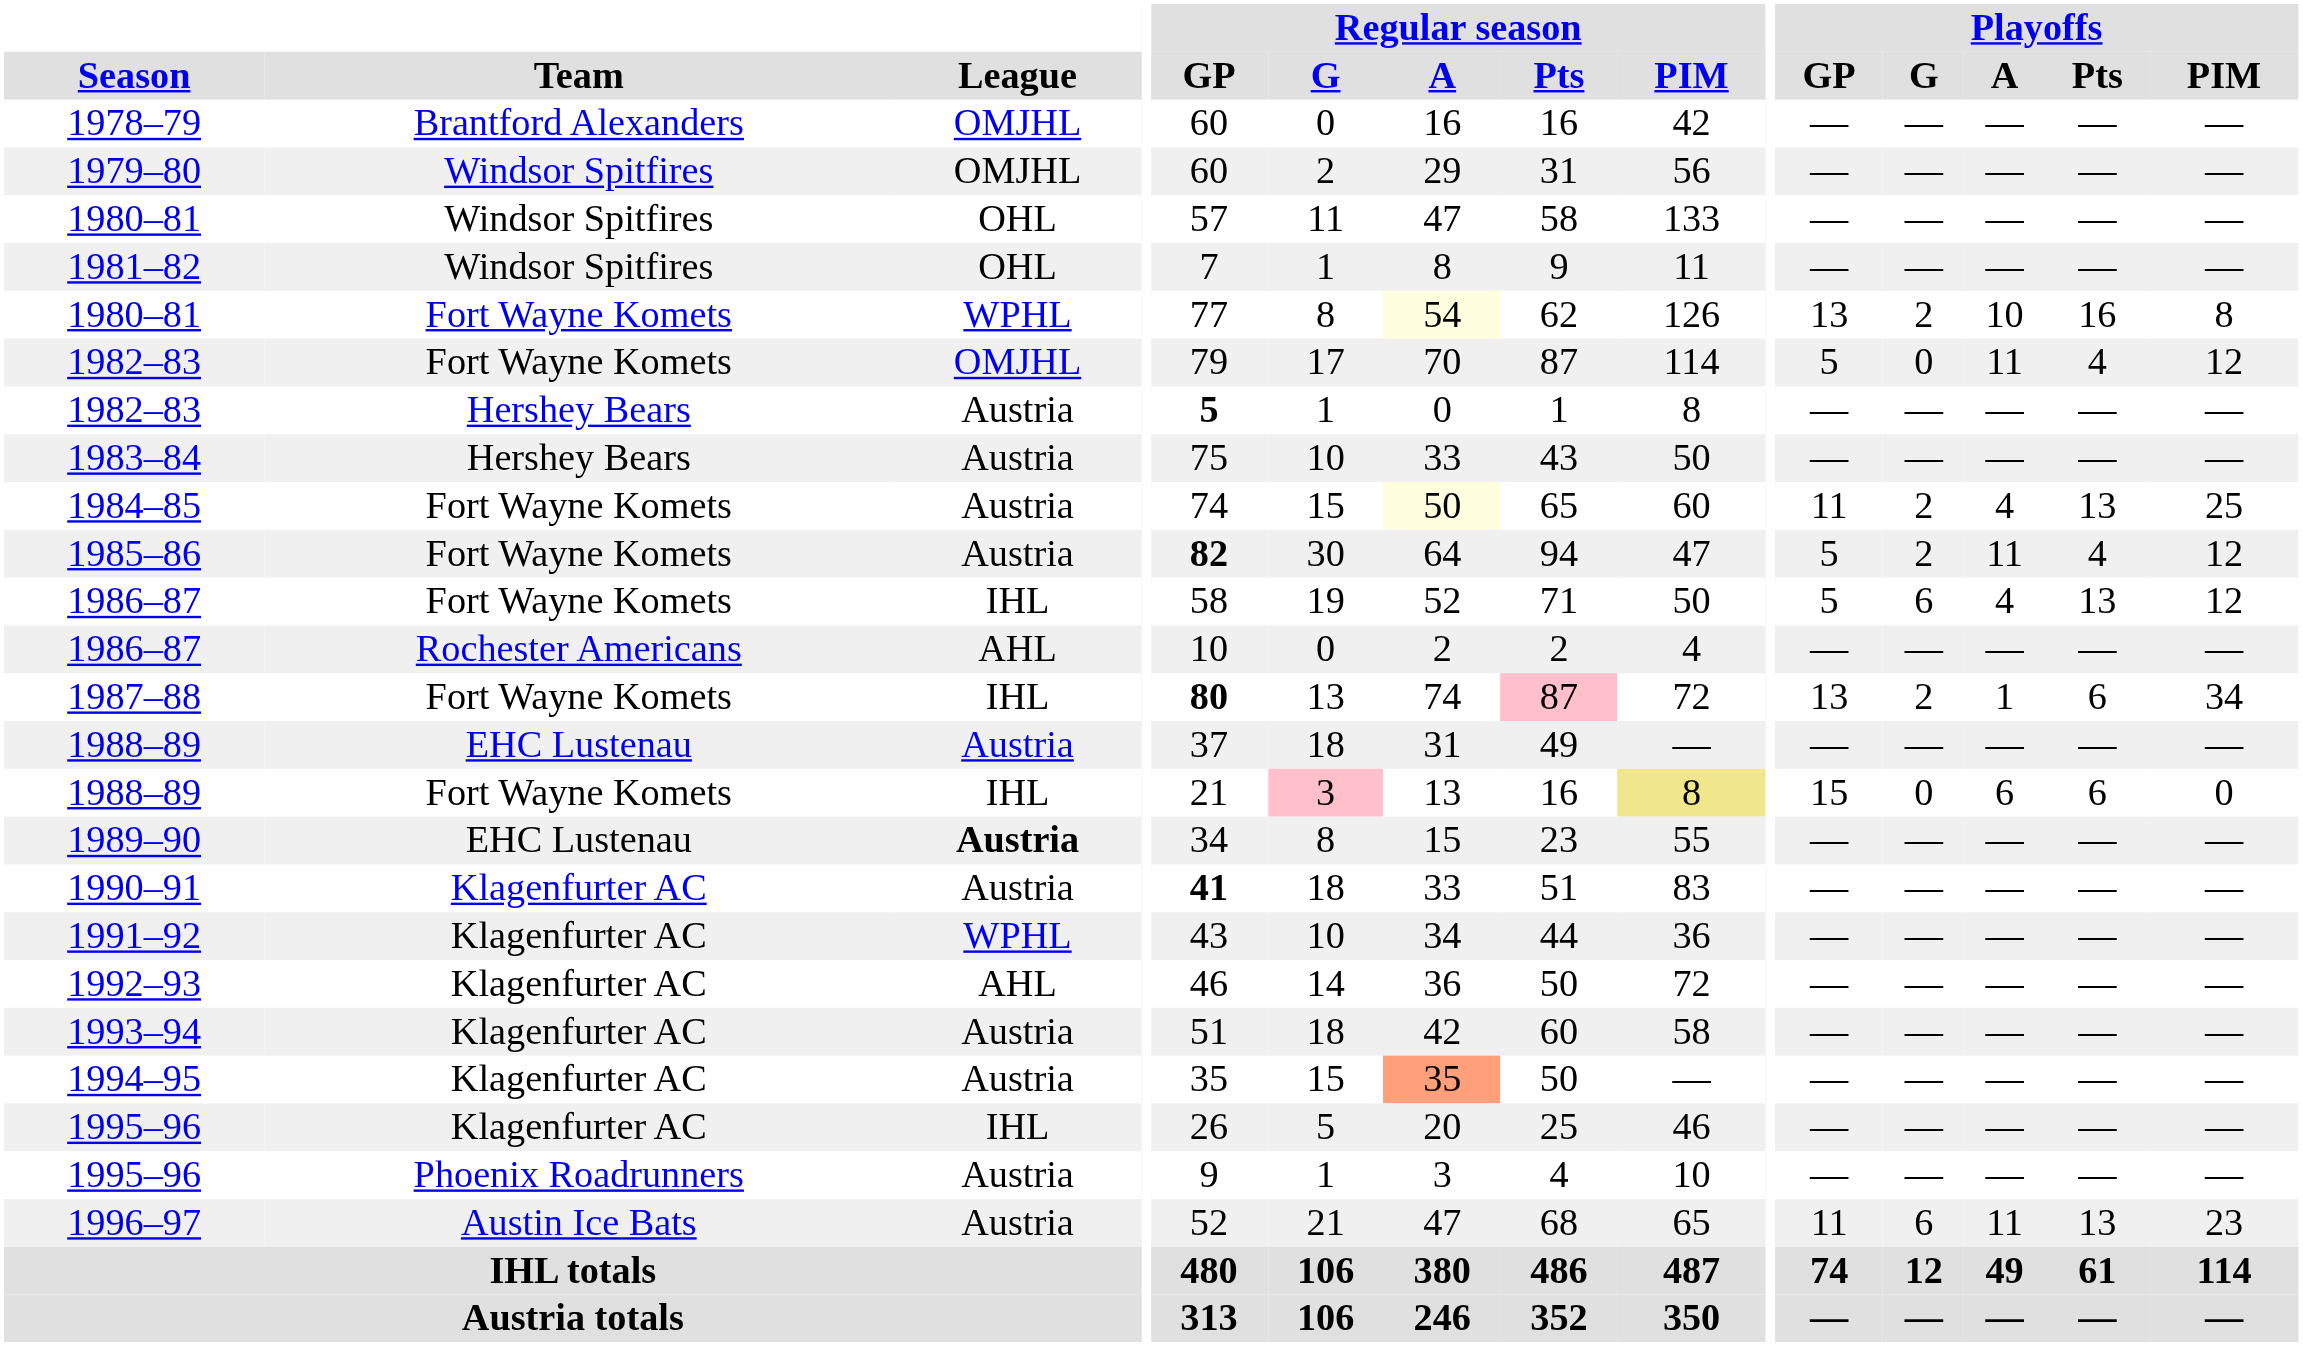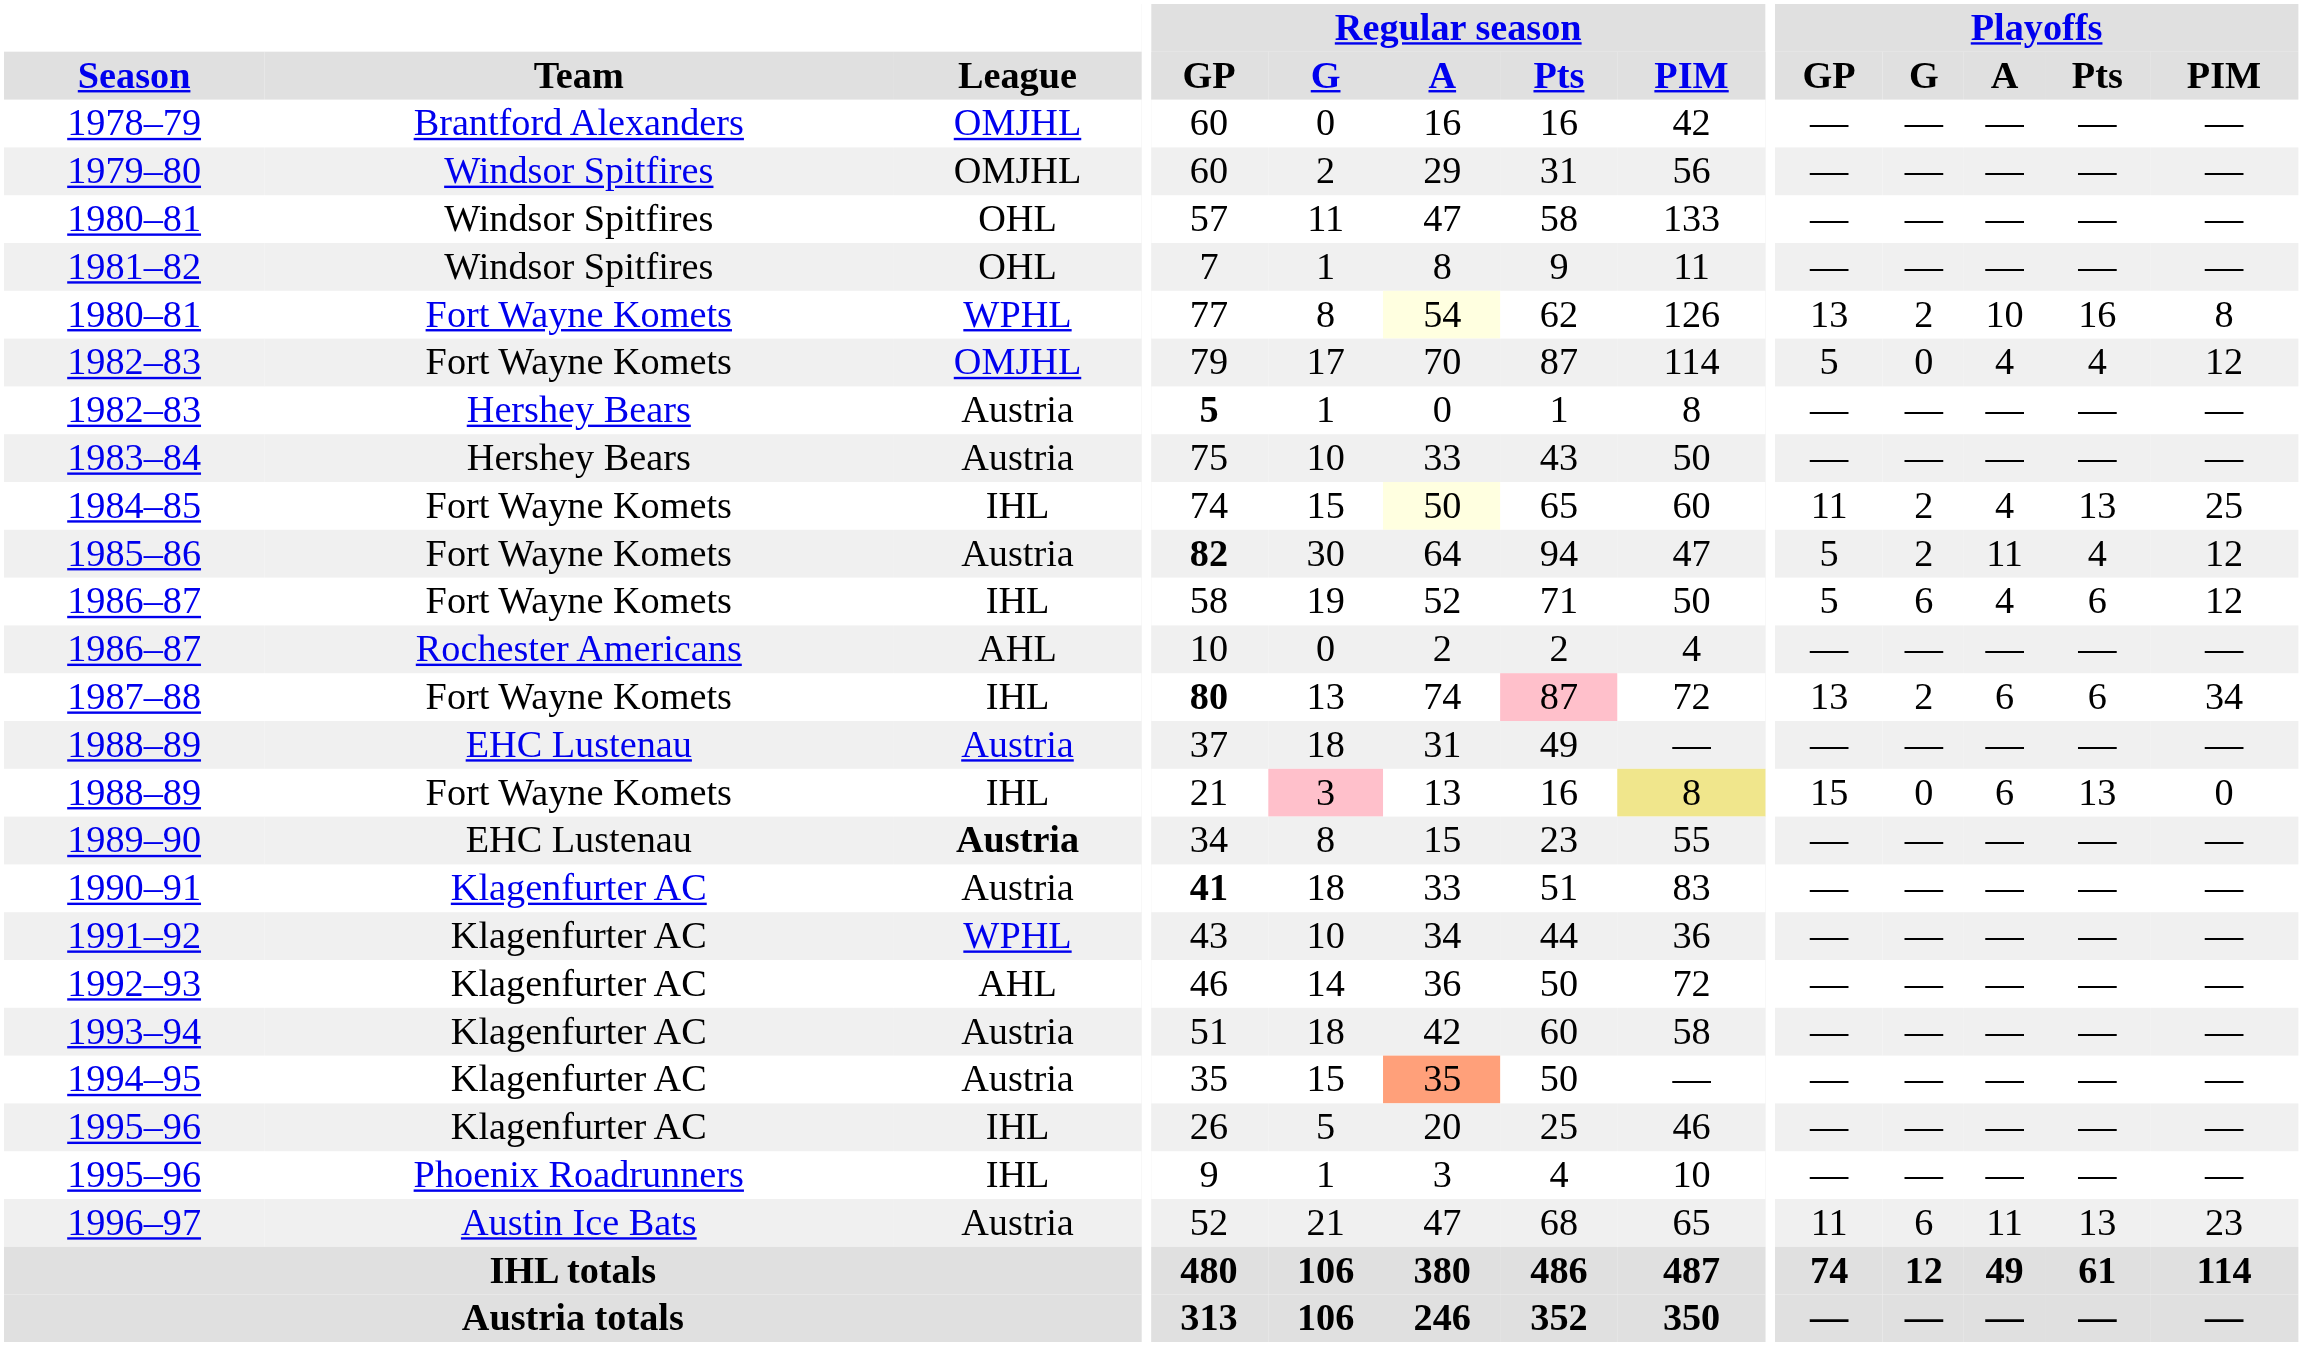(2005, 361) 11 -> (2005, 361) 4
(1017, 505) Austria -> (1018, 505) IHL
(2097, 600) 13 -> (2097, 600) 6
(2005, 696) 1 -> (2005, 696) 6
(2097, 792) 6 -> (2097, 792) 13
(1017, 1174) Austria -> (1018, 1174) IHL
